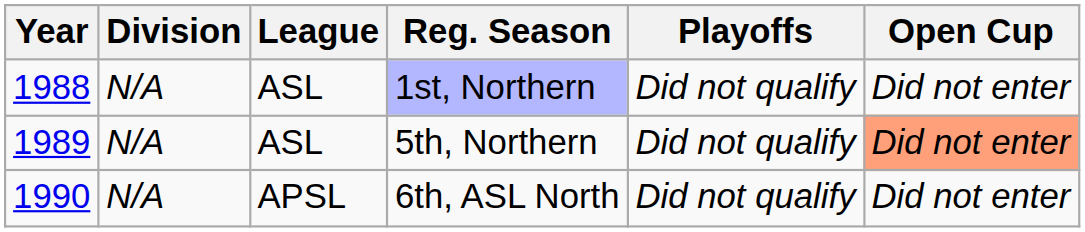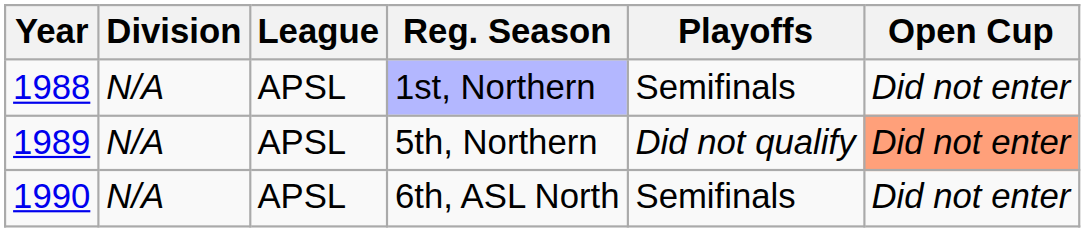(290, 87) ASL -> (302, 87) APSL
(745, 87) Did not qualify -> (716, 87) Semifinals
(290, 142) ASL -> (302, 142) APSL
(745, 197) Did not qualify -> (716, 197) Semifinals
